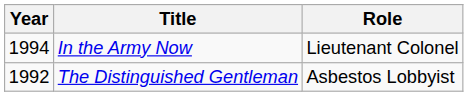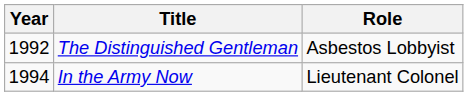rows swapped: (178, 76) <-> (125, 47)
